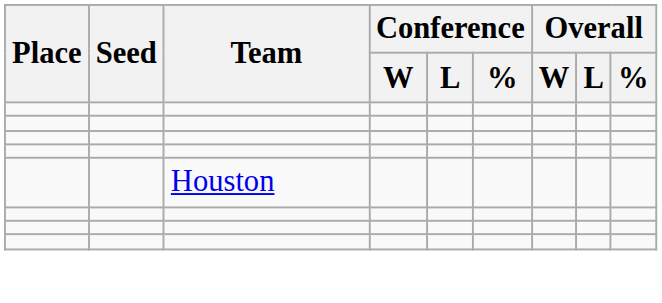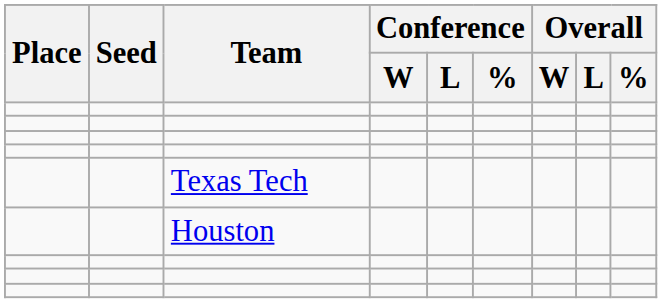+ row: (47, 182)
